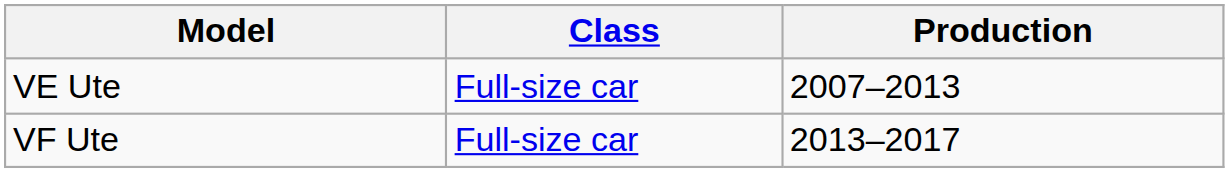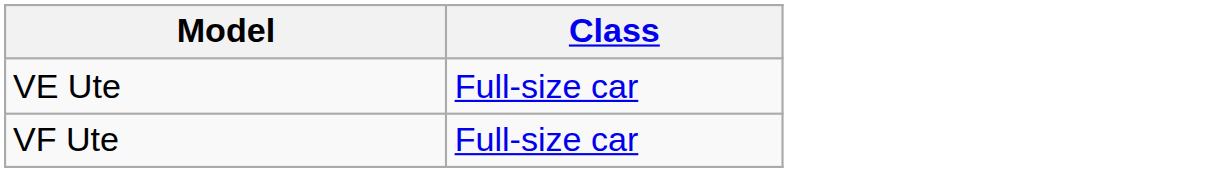- column: (1003, 31)
